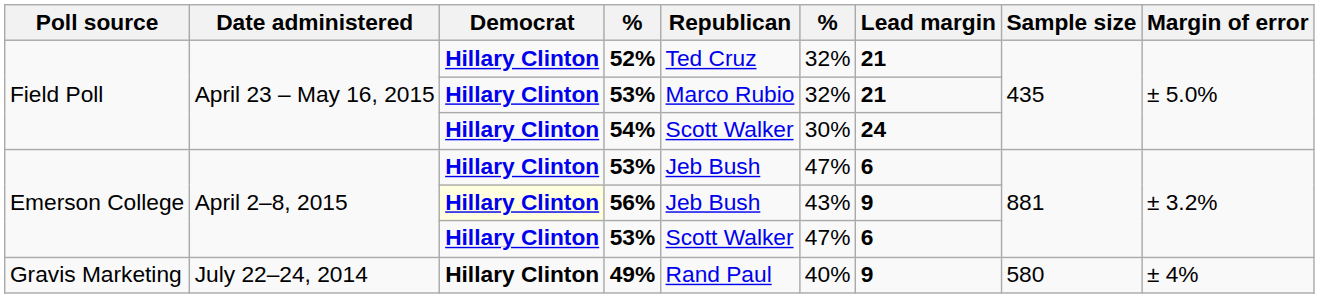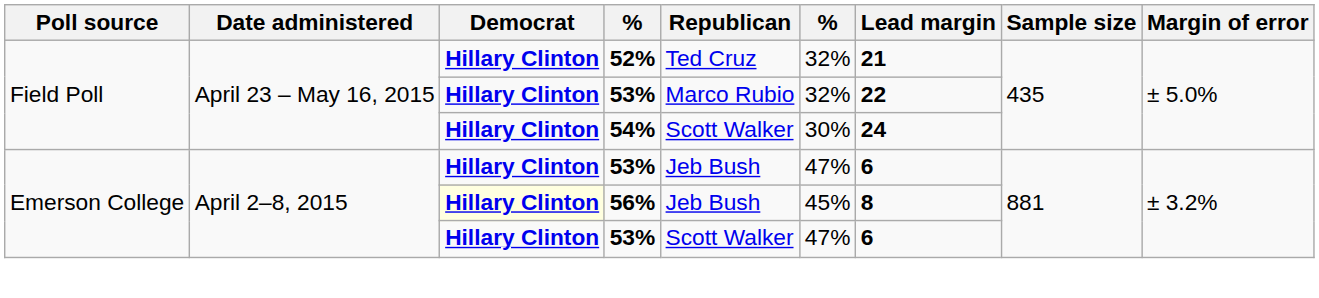(873, 94) 21 -> (873, 94) 22
(828, 202) 43% -> (828, 202) 45%
(867, 202) 9 -> (867, 202) 8
- row: (96, 274)
